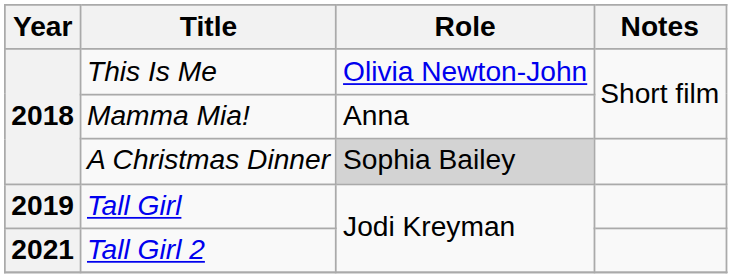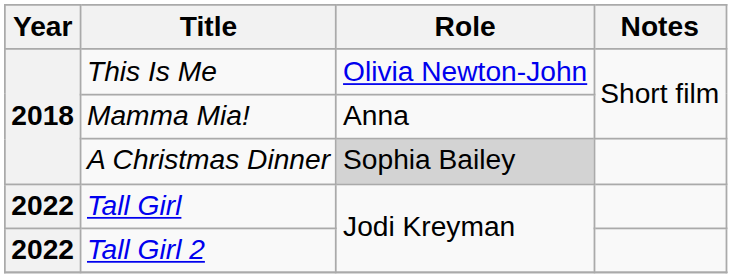(43, 205) 2019 -> (43, 205) 2022
(43, 250) 2021 -> (43, 250) 2022
